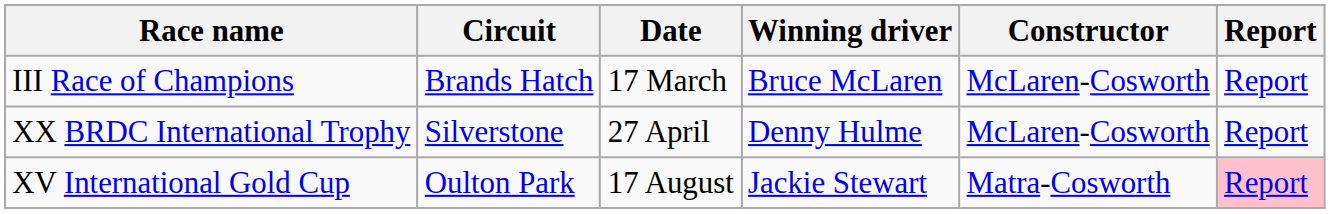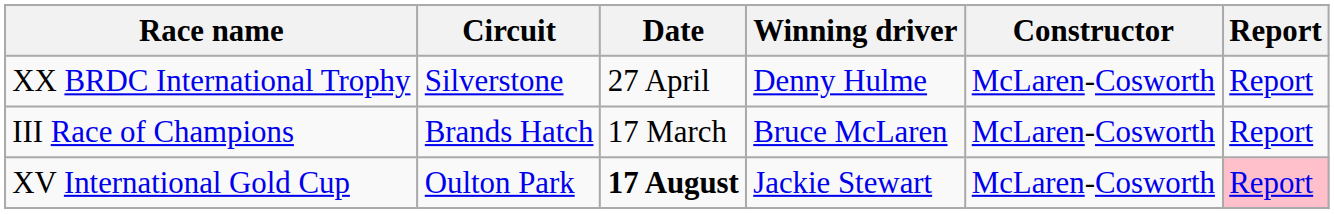rows swapped: (153, 81) <-> (211, 131)
(671, 182) normal -> (673, 182) bold
(1068, 182) Matra-Cosworth -> (1093, 182) McLaren-Cosworth
